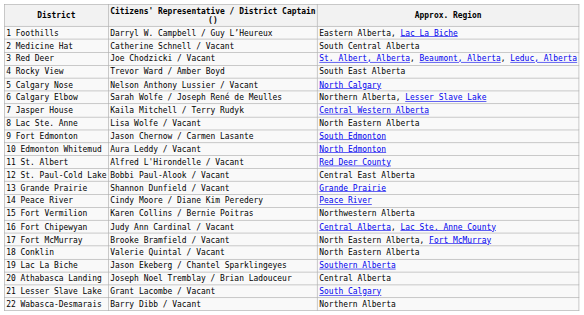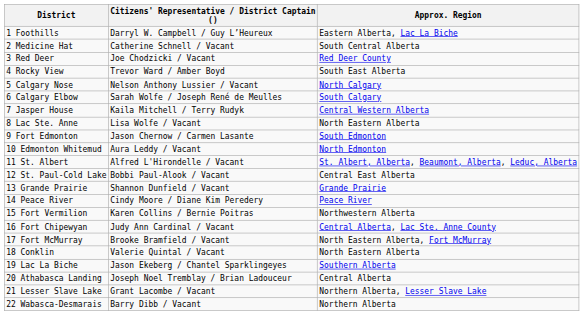(448, 59) St. Albert, Alberta, Beaumont, Alberta, Leduc, Alberta -> (355, 59) Red Deer County
(403, 97) Northern Alberta, Lesser Slave Lake -> (350, 97) South Calgary
(355, 162) Red Deer County -> (448, 162) St. Albert, Alberta, Beaumont, Alberta, Leduc, Alberta
(350, 291) South Calgary -> (403, 291) Northern Alberta, Lesser Slave Lake
